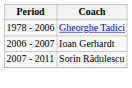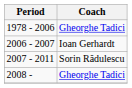+ row: (19, 75)
